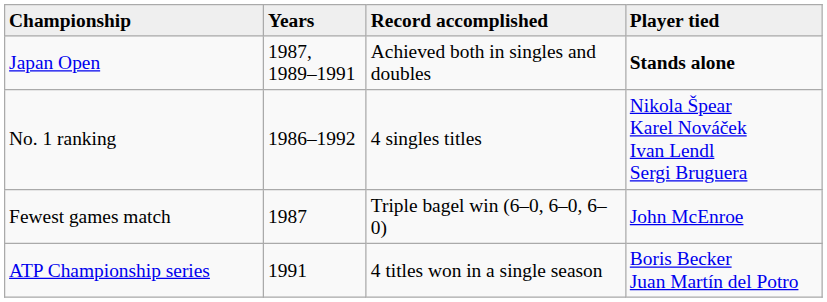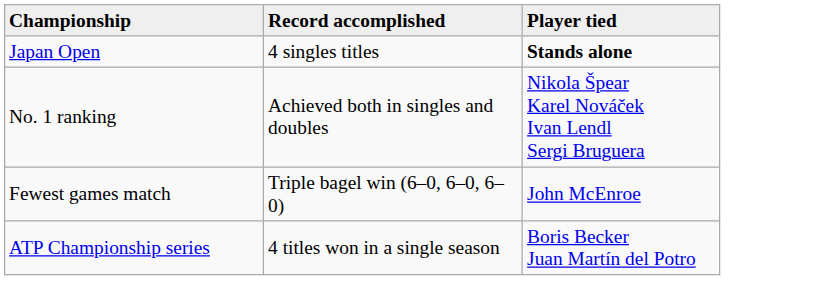- column: (291, 19)
(483, 62) Achieved both in singles and doubles -> (324, 51) 4 singles titles
(426, 138) 4 singles titles -> (381, 116) Achieved both in singles and doubles
